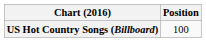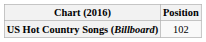(181, 29) 100 -> (181, 29) 102
